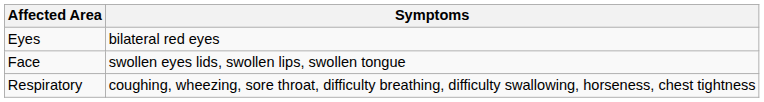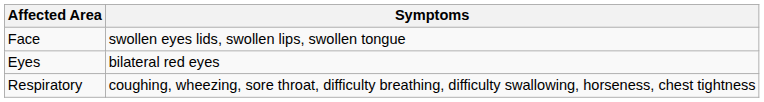rows swapped: (24, 39) <-> (24, 62)
